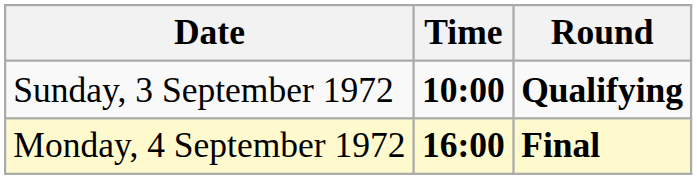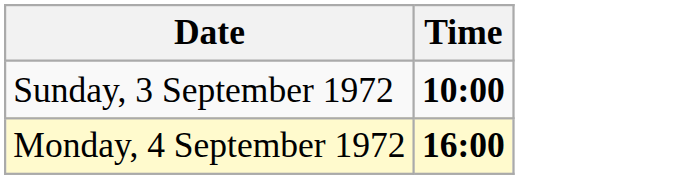- column: (602, 32)
